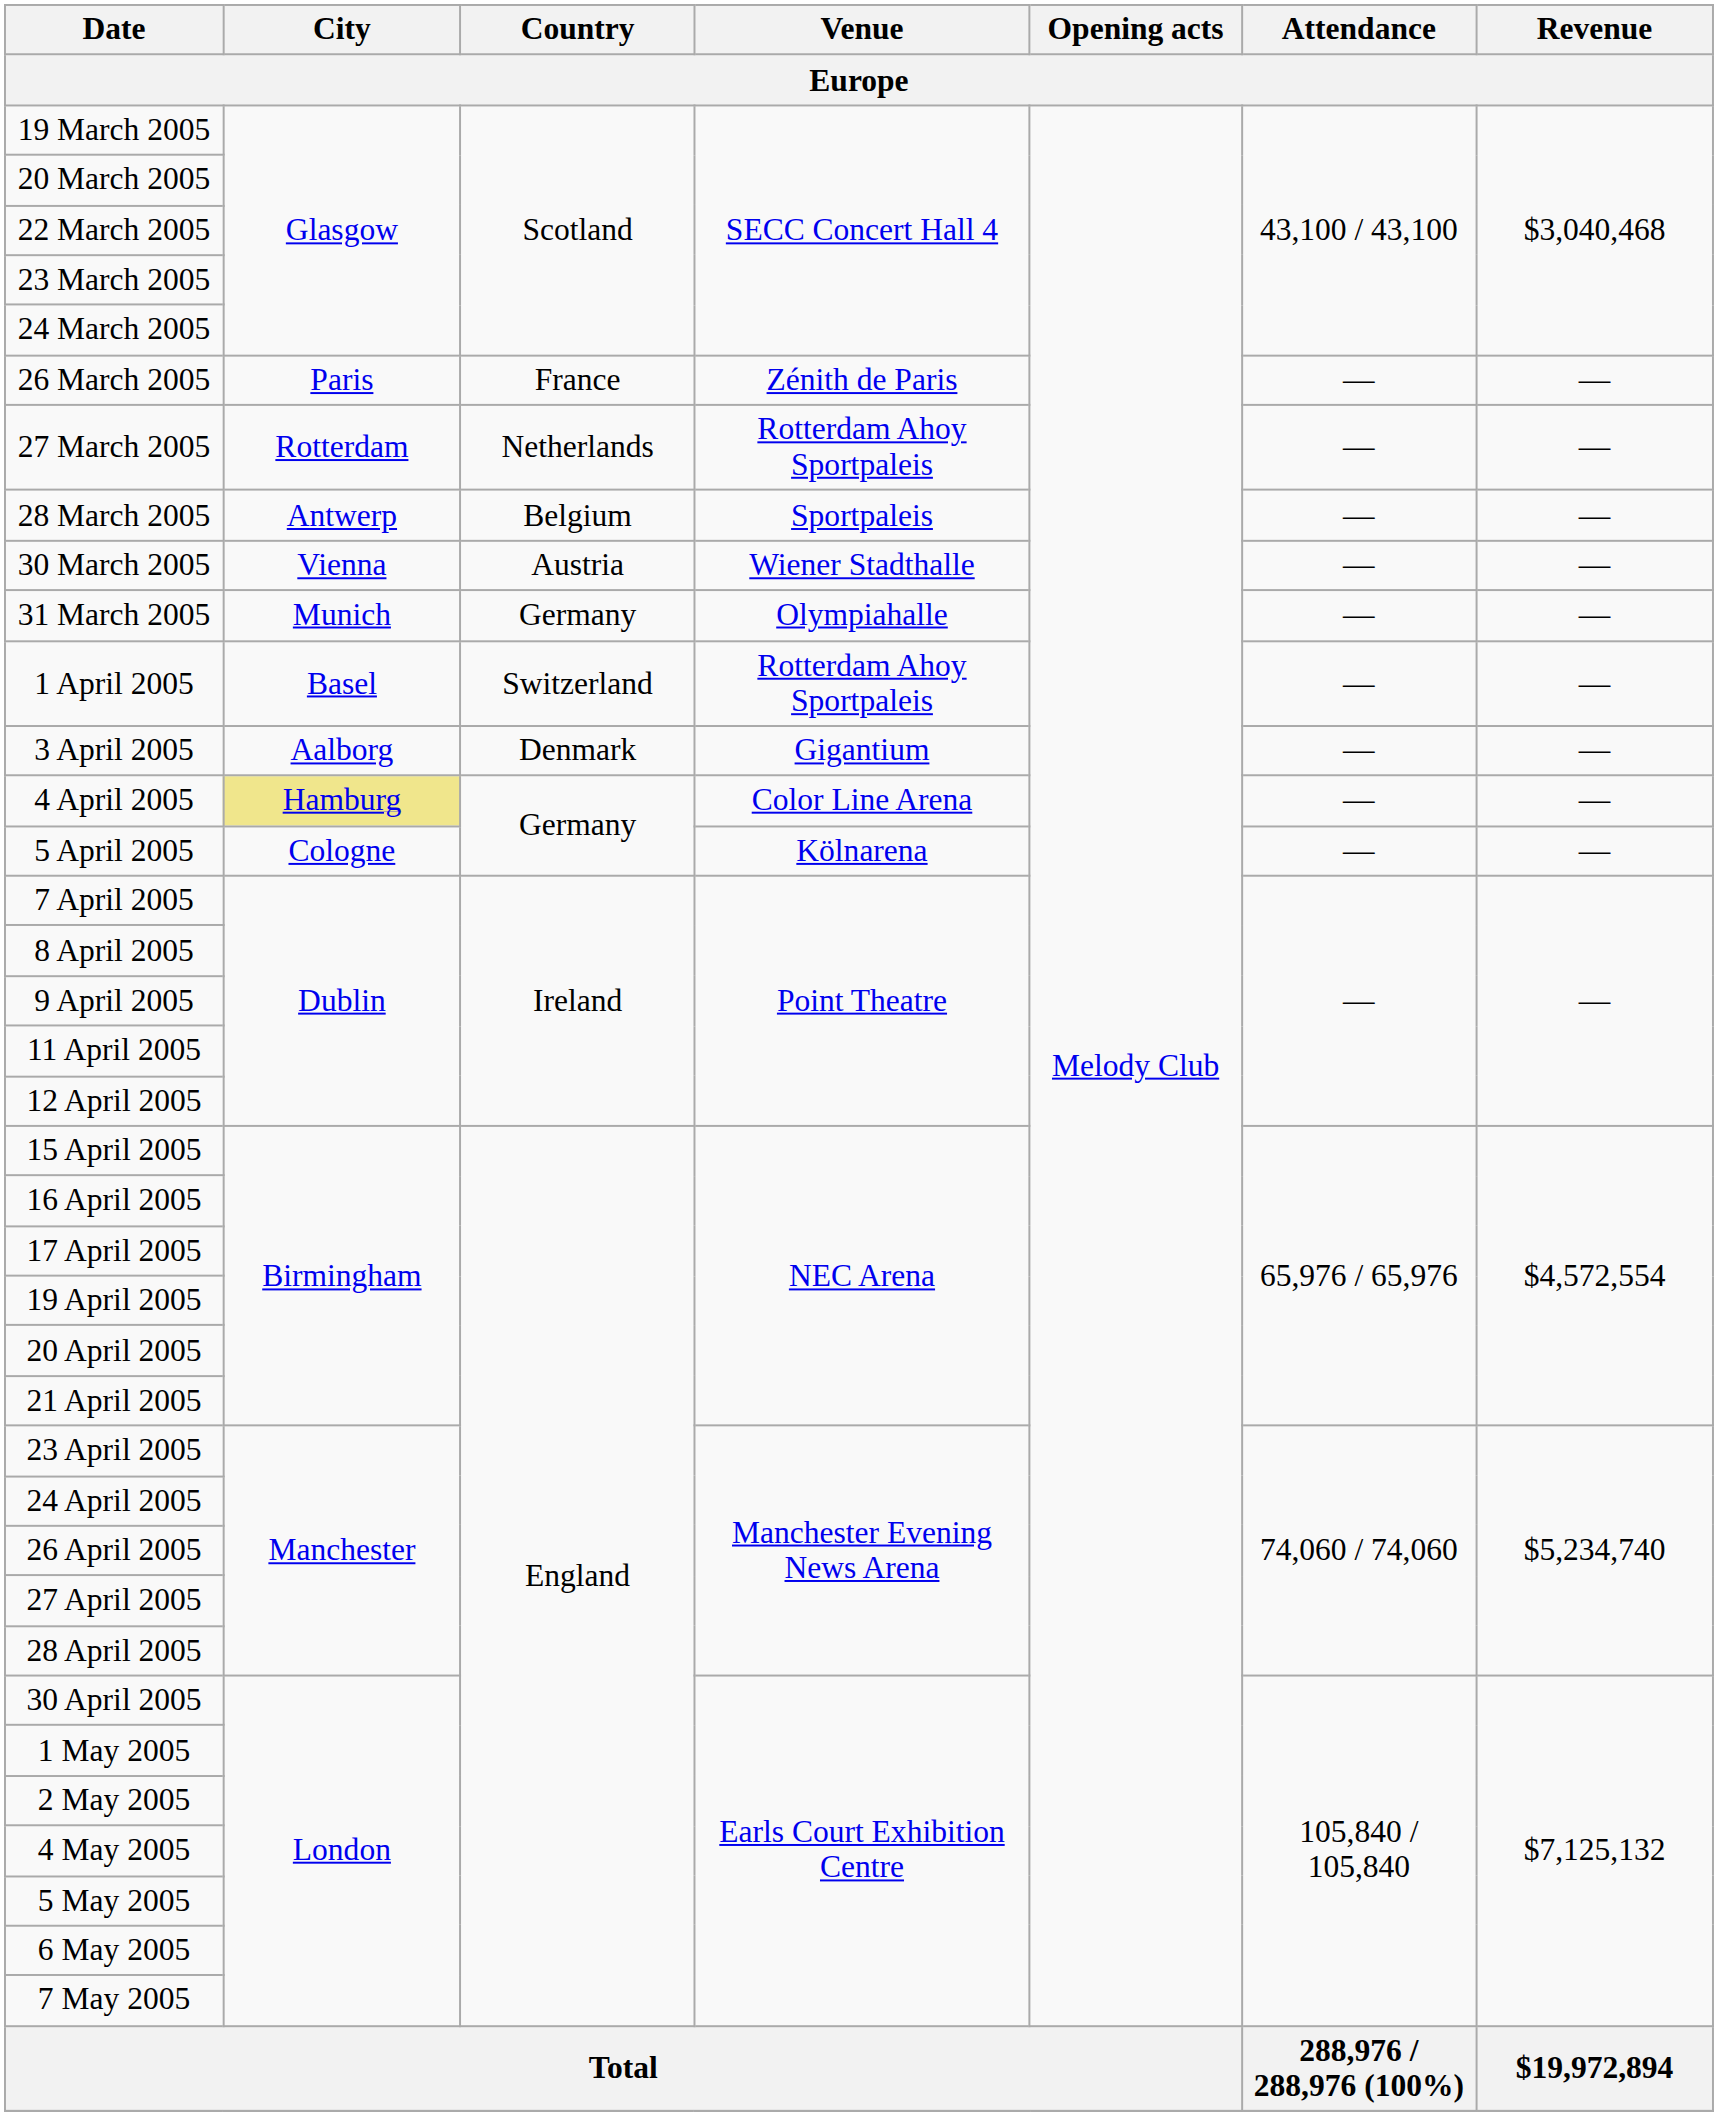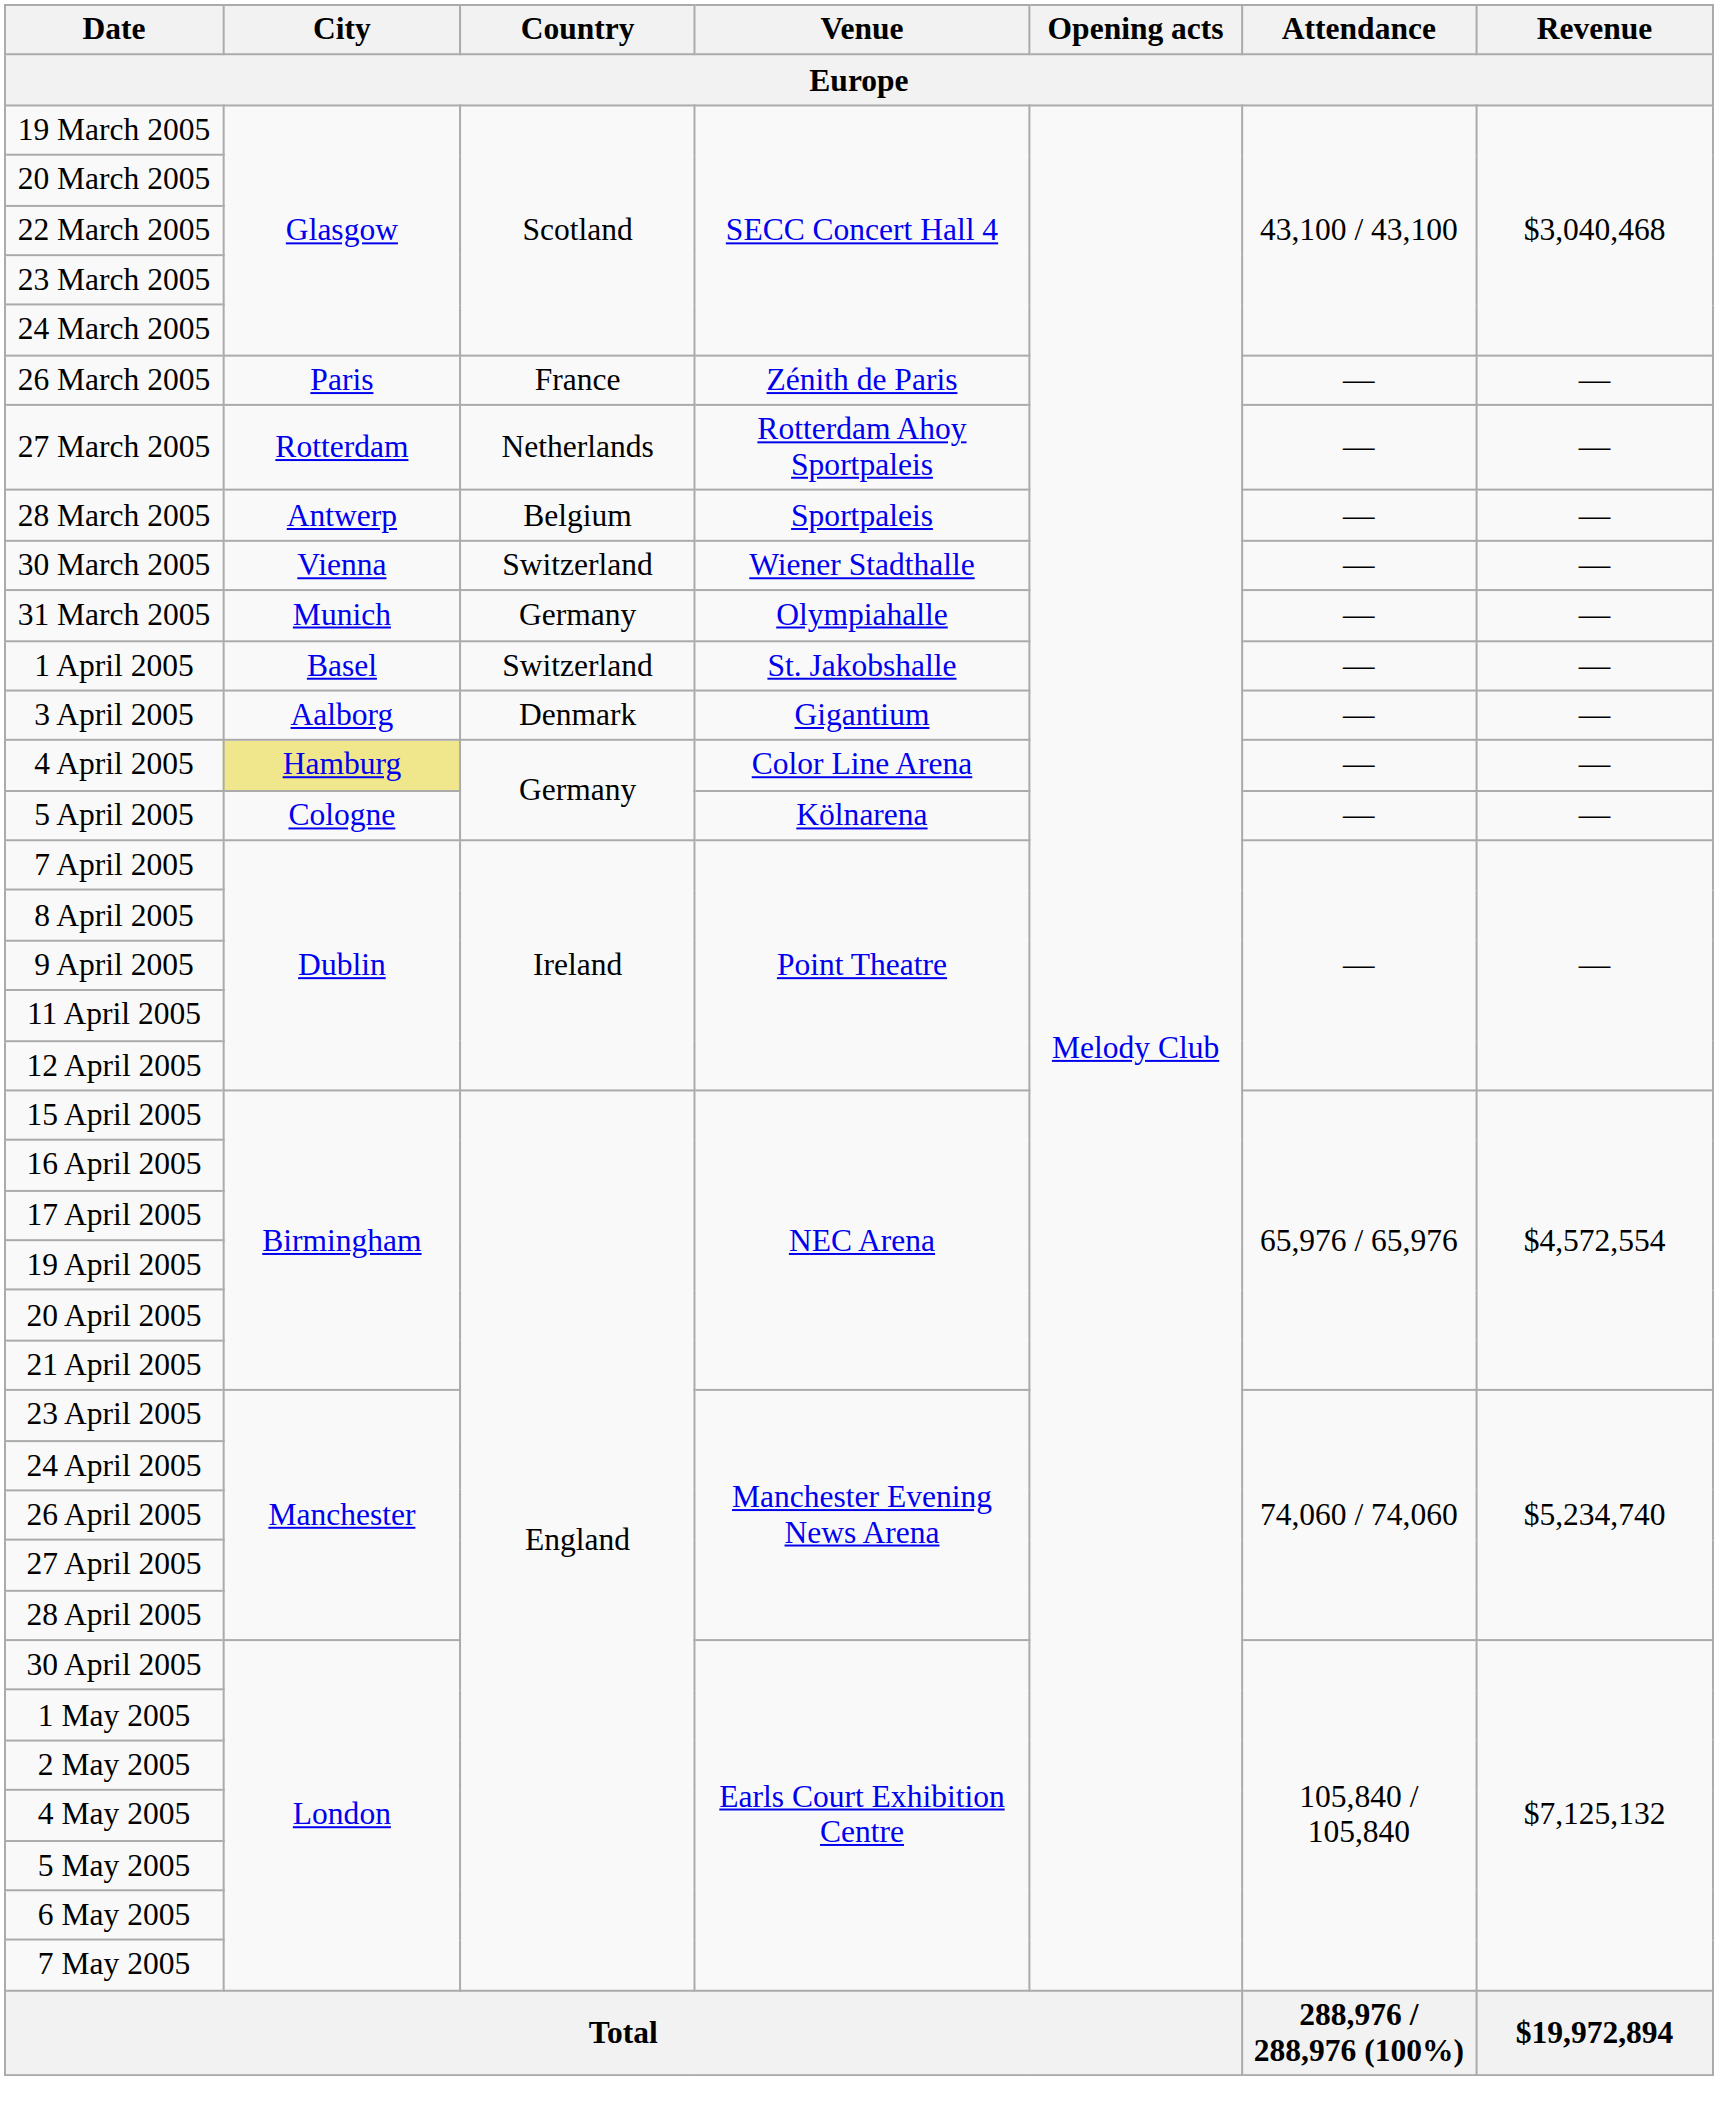(578, 564) Austria -> (578, 564) Switzerland
(862, 682) Rotterdam Ahoy Sportpaleis -> (862, 664) St. Jakobshalle
